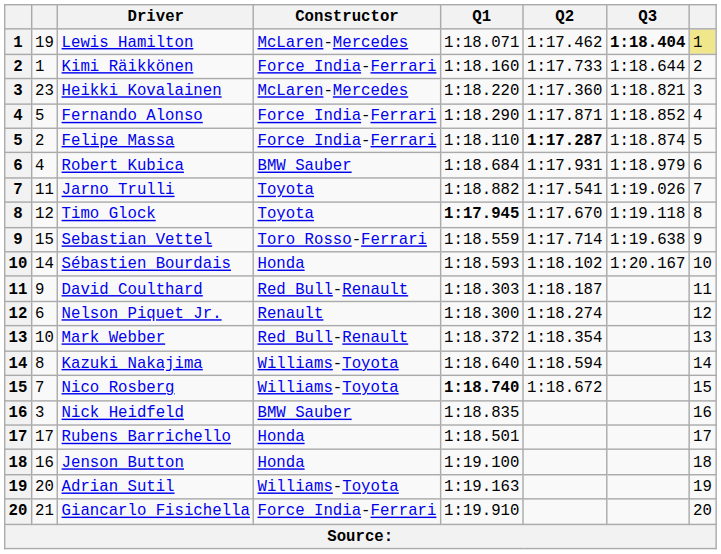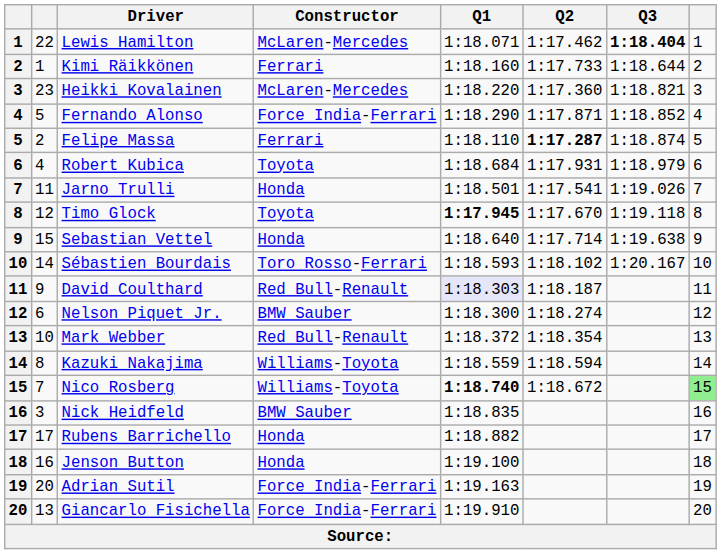(44, 42) 19 -> (44, 42) 22
(698, 42) khaki background -> (698, 42) no background
(347, 67) Force India-Ferrari -> (290, 67) Ferrari
(347, 141) Force India-Ferrari -> (290, 141) Ferrari
(305, 165) BMW Sauber -> (286, 165) Toyota
(286, 190) Toyota -> (281, 190) Honda
(482, 190) 1:18.882 -> (482, 190) 1:18.501
(342, 240) Toro Rosso-Ferrari -> (281, 240) Honda
(482, 240) 1:18.559 -> (482, 240) 1:18.640
(281, 264) Honda -> (342, 264) Toro Rosso-Ferrari
(482, 289) no background -> (482, 289) lavender background
(290, 314) Renault -> (305, 314) BMW Sauber
(482, 363) 1:18.640 -> (482, 363) 1:18.559
(703, 388) no background -> (703, 388) lightgreen background
(482, 437) 1:18.501 -> (482, 437) 1:18.882
(328, 487) Williams-Toyota -> (347, 487) Force India-Ferrari
(44, 511) 21 -> (44, 511) 13
